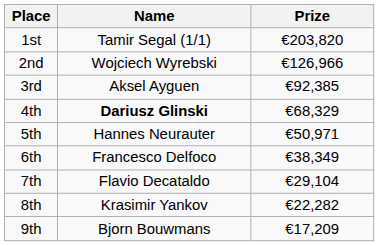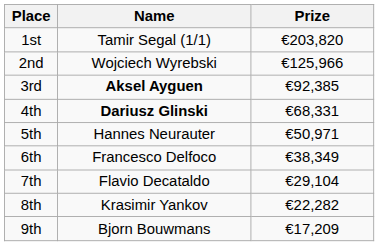(312, 63) €126,966 -> (312, 63) €125,966
(154, 87) normal -> (154, 87) bold
(312, 110) €68,329 -> (312, 110) €68,331
